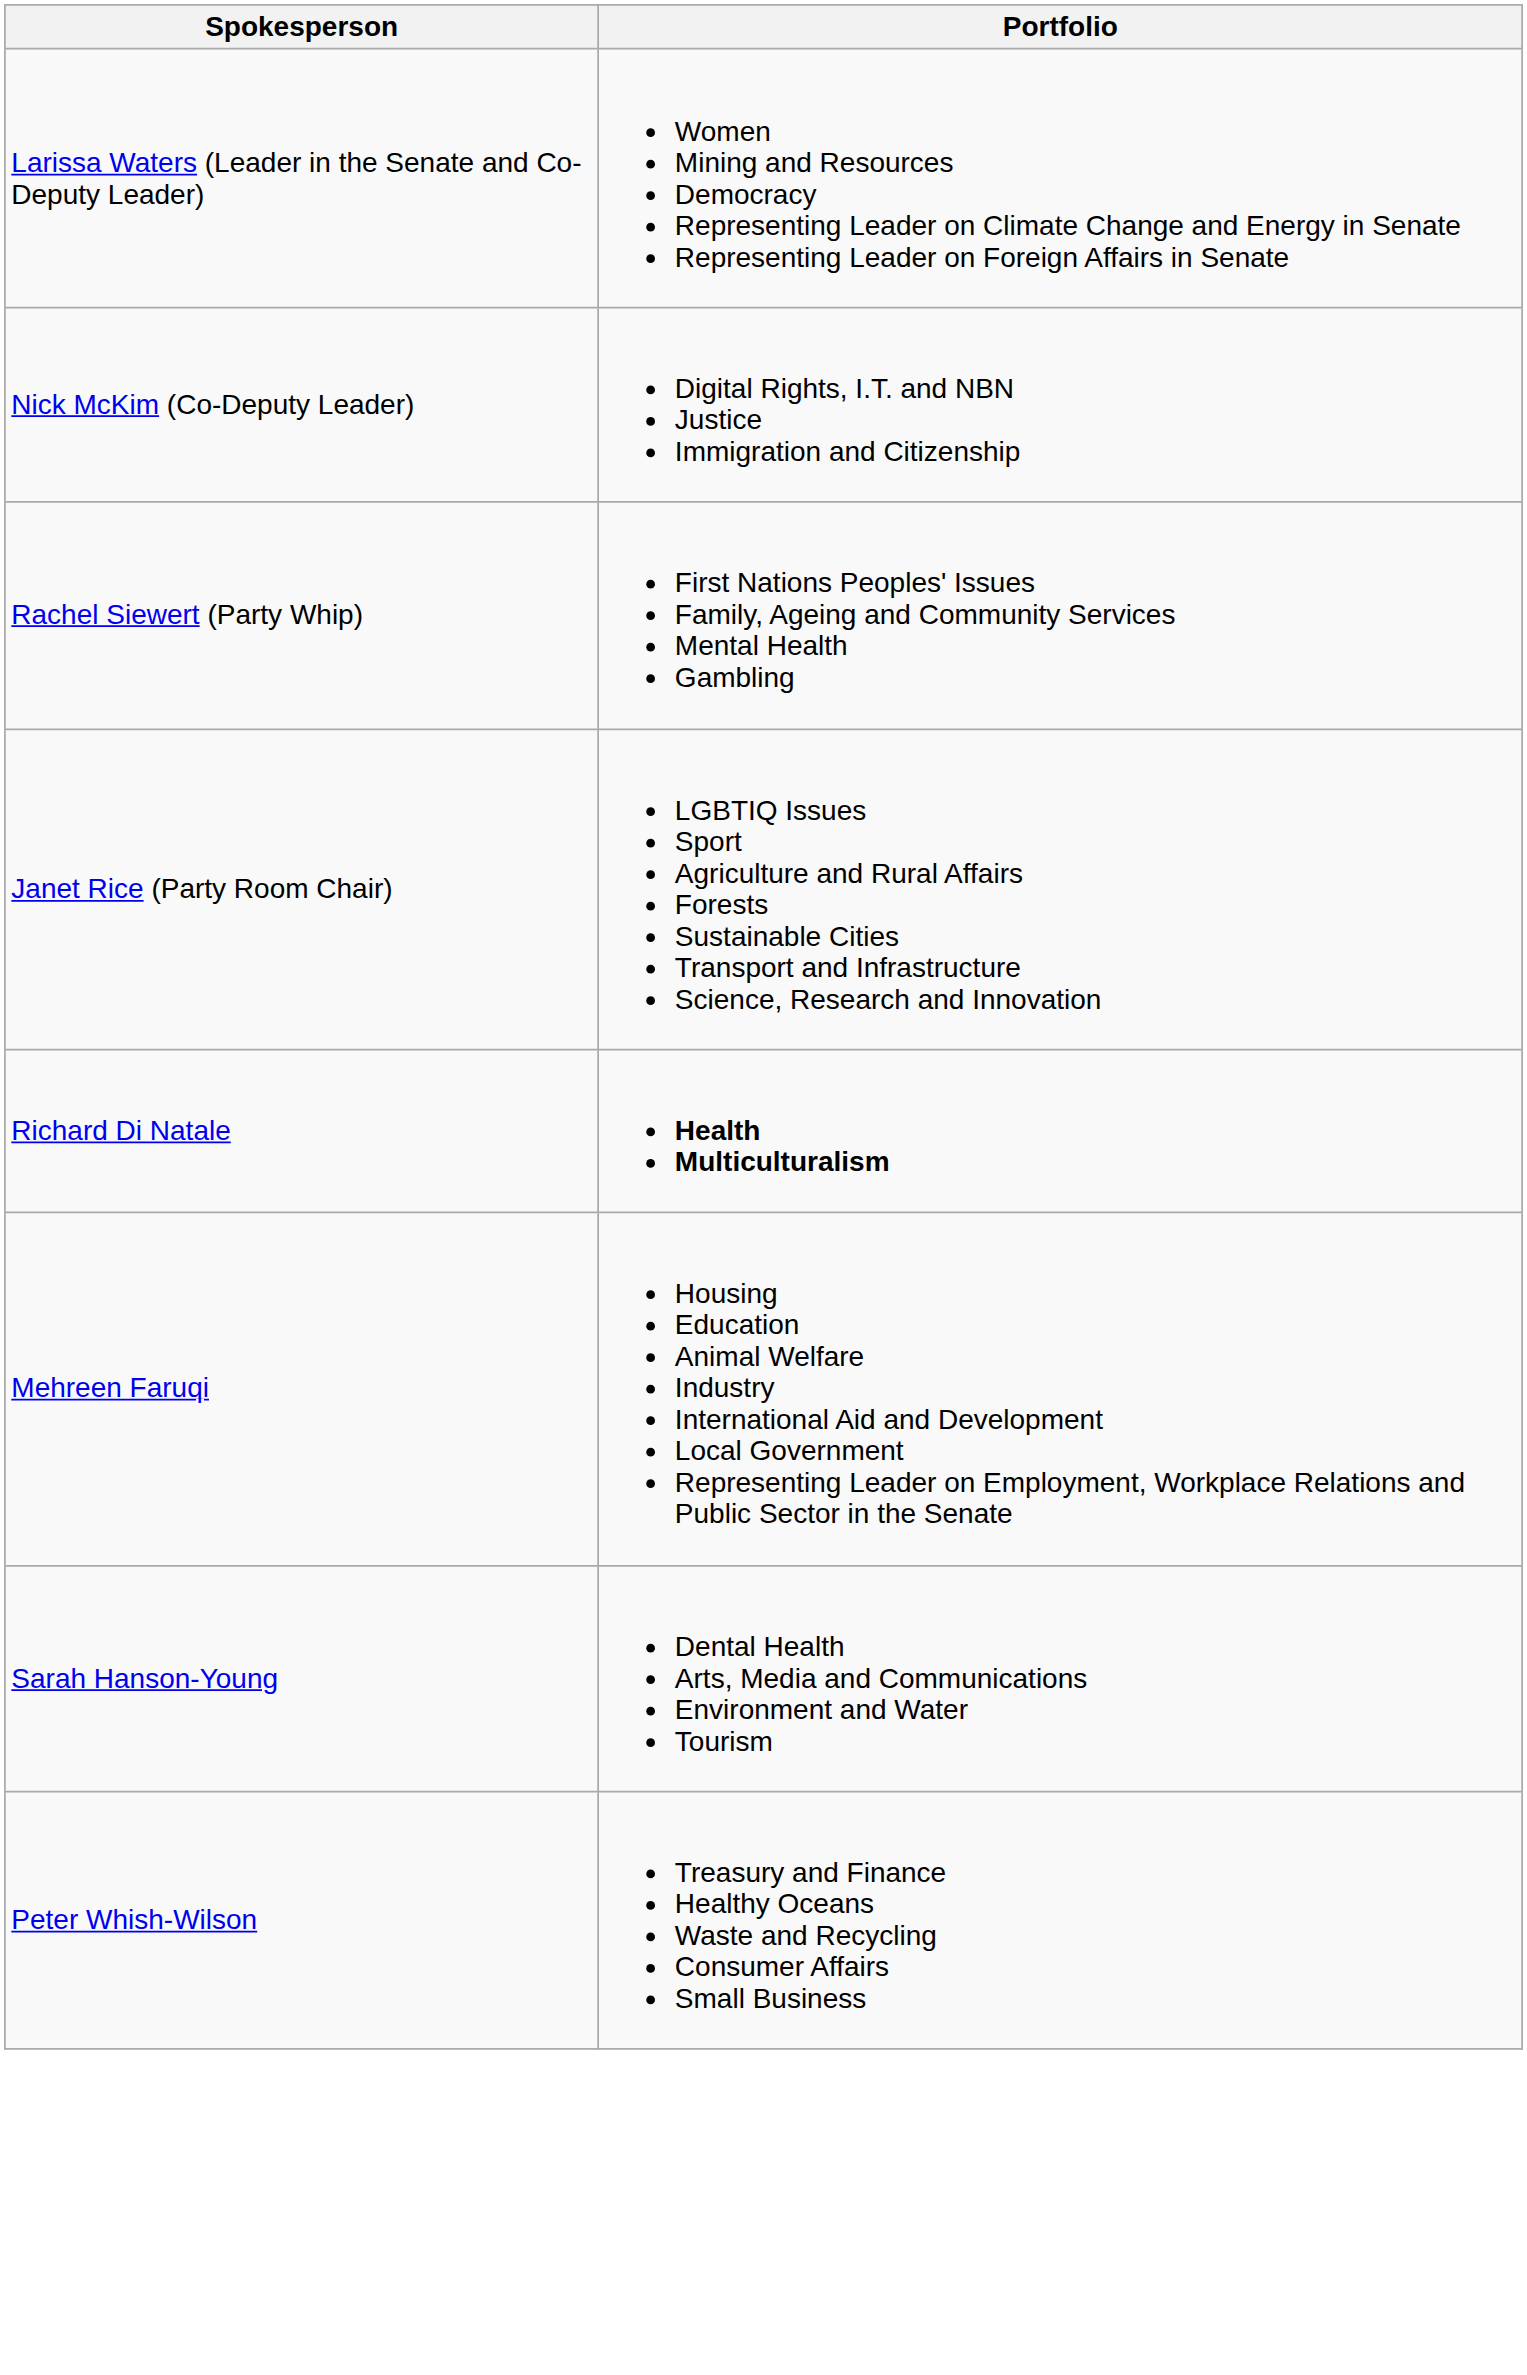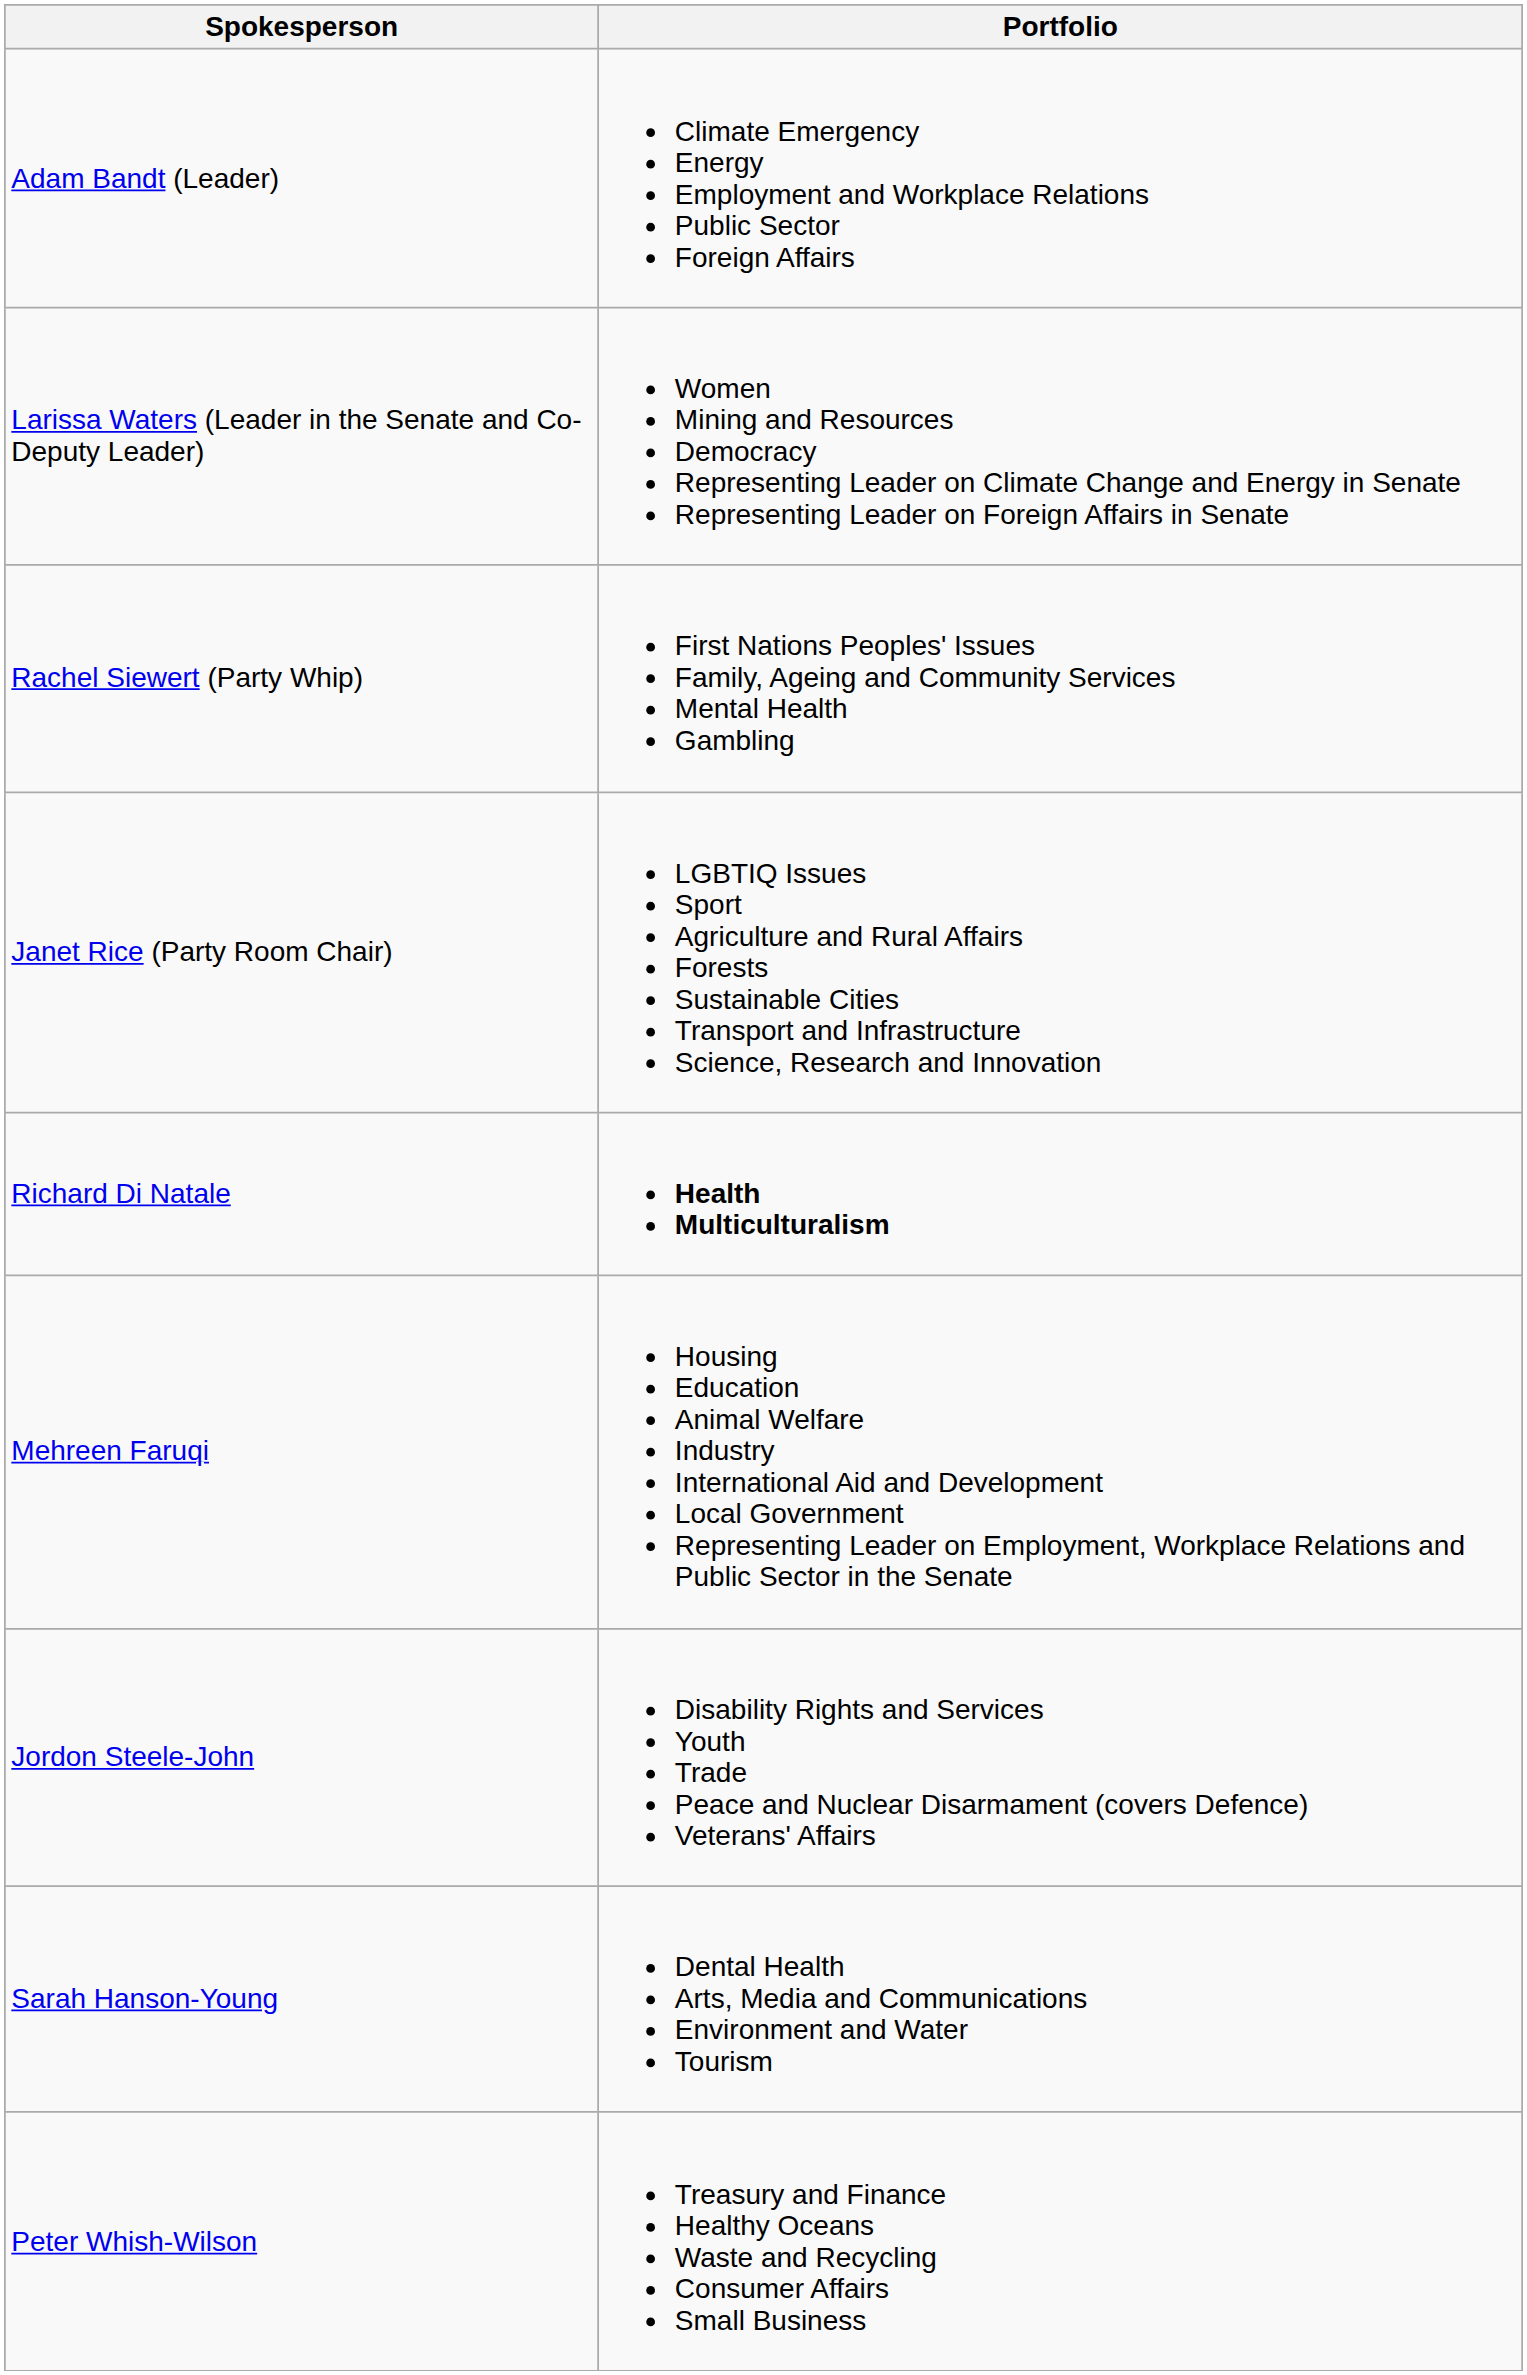+ row: (145, 177)
- row: (213, 404)
+ row: (133, 1756)
